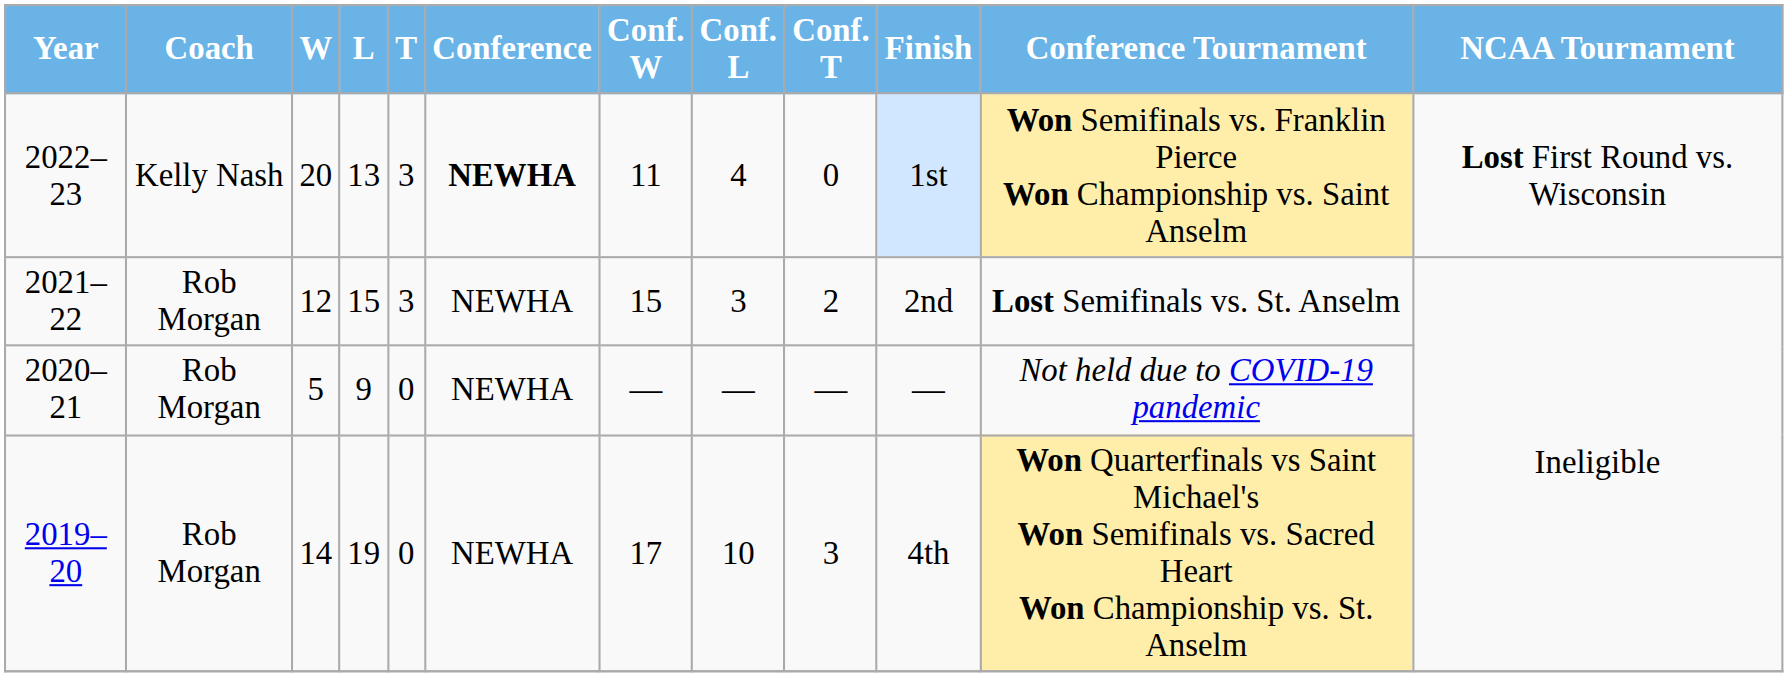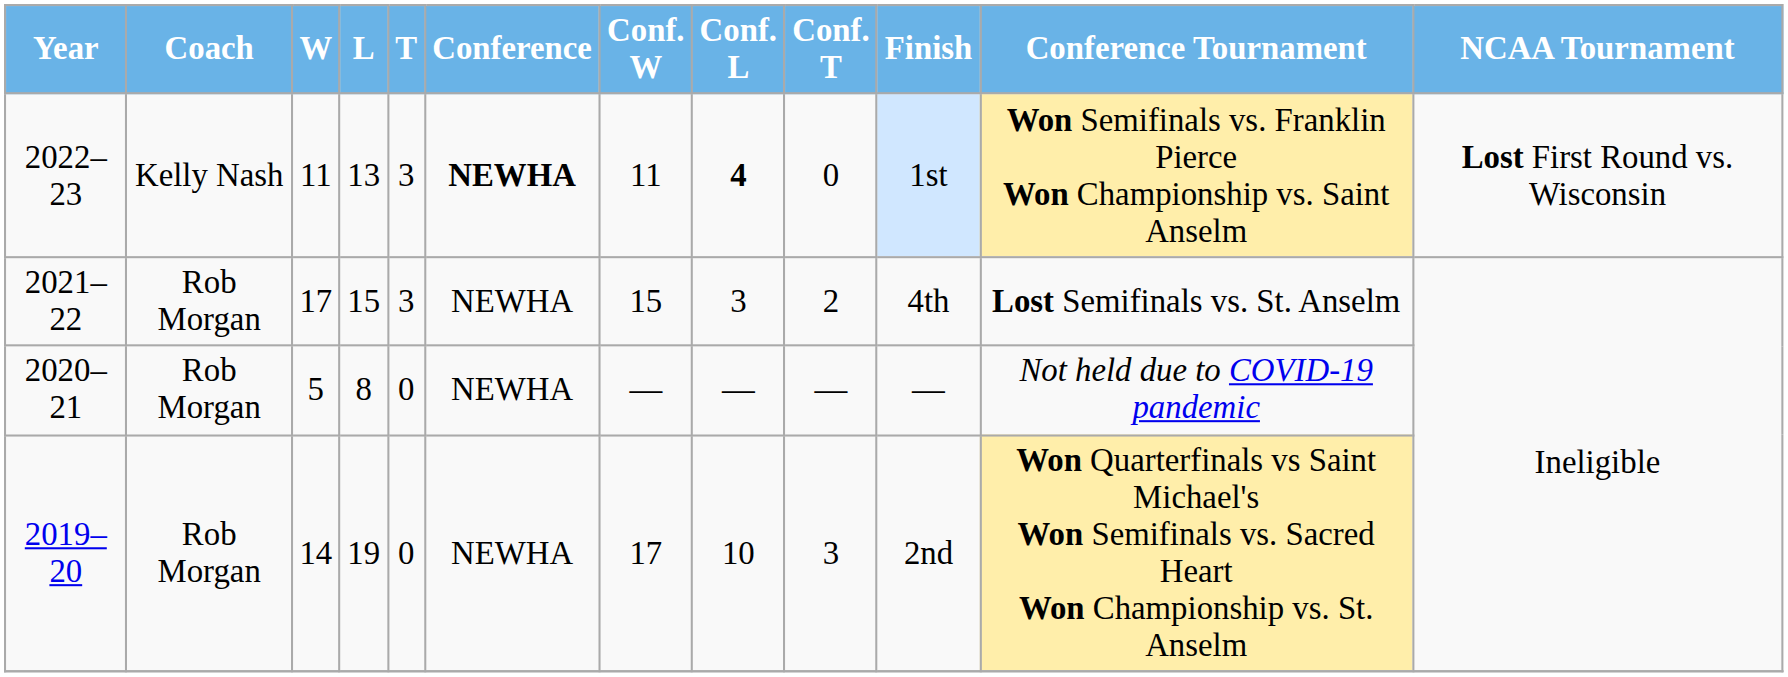(316, 174) 20 -> (316, 174) 11
(738, 174) normal -> (738, 174) bold
(316, 300) 12 -> (316, 300) 17
(929, 300) 2nd -> (929, 300) 4th
(364, 389) 9 -> (364, 389) 8
(929, 552) 4th -> (929, 552) 2nd
